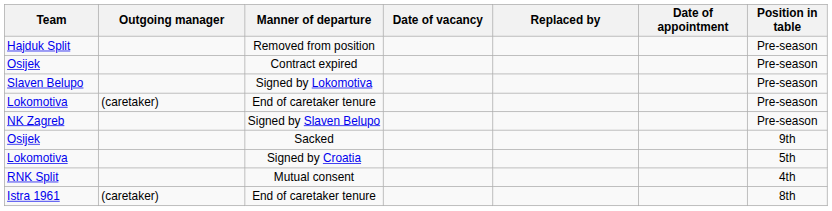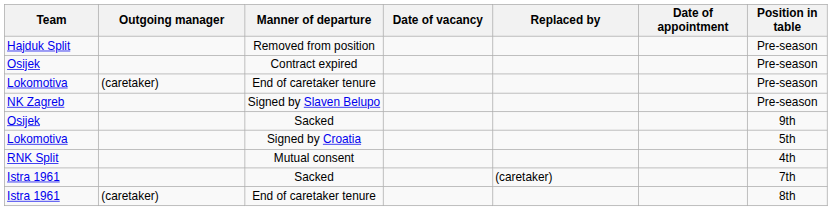- row: (45, 83)
+ row: (33, 177)
